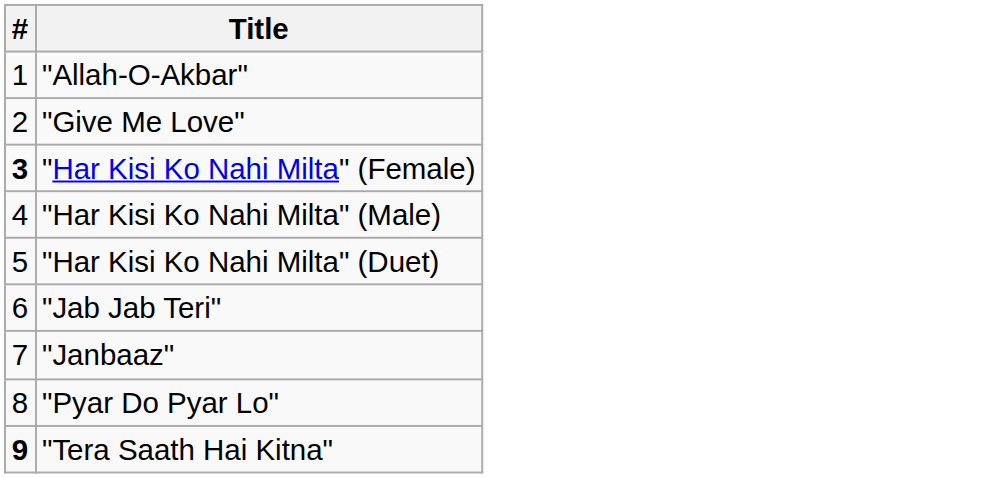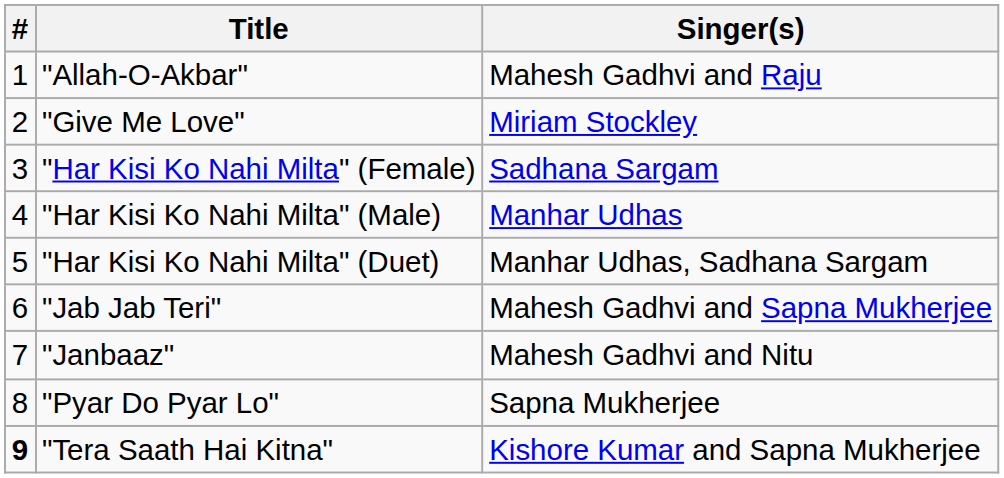+ column: (741, 28)
(20, 169) bold -> (20, 169) normal
